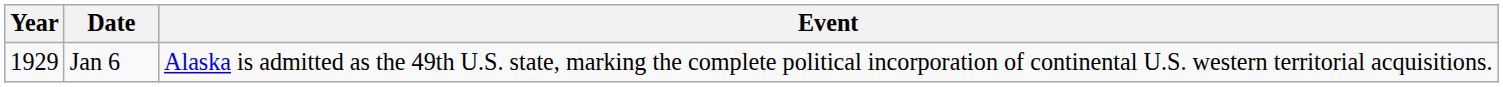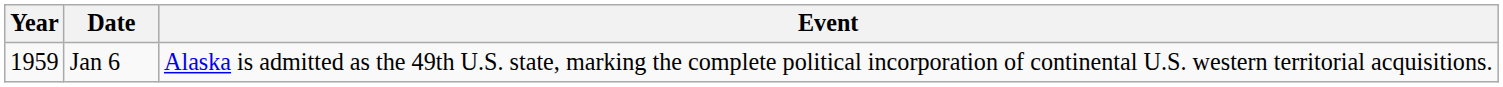(34, 61) 1929 -> (34, 61) 1959
